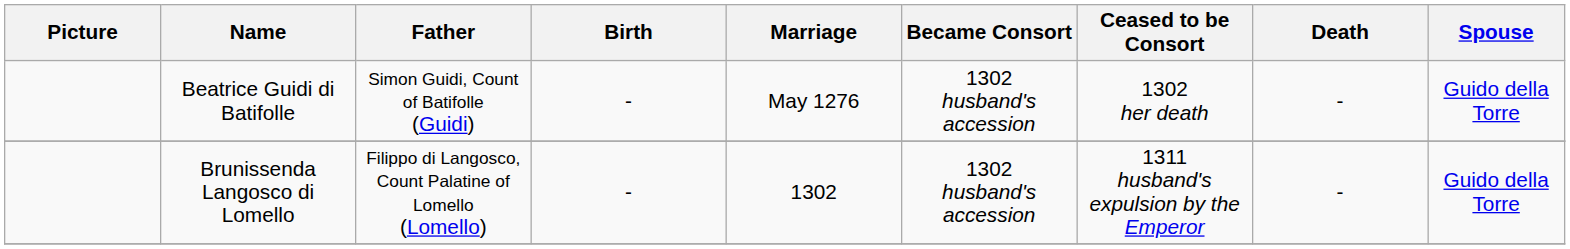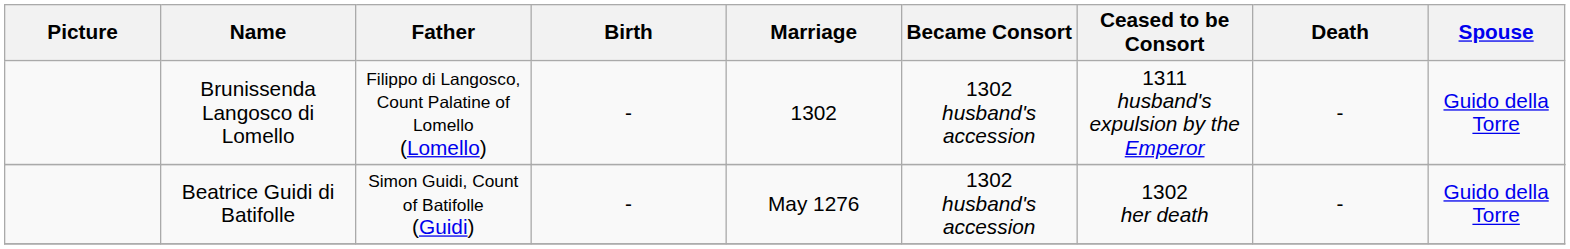rows swapped: (258, 100) <-> (258, 192)
